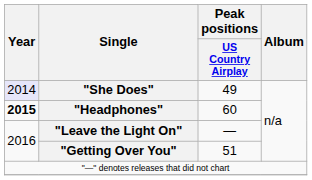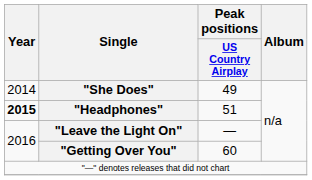(22, 90) lavender background -> (22, 90) no background
(230, 110) 60 -> (230, 110) 51
(230, 151) 51 -> (230, 151) 60
